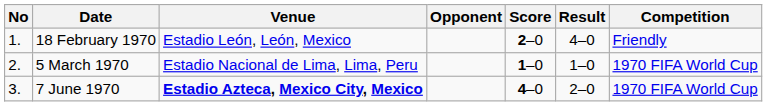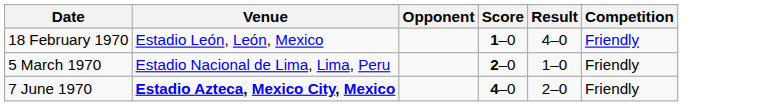- column: (18, 16)
(530, 40) 2–0 -> (503, 40) 1–0
(530, 64) 1–0 -> (503, 64) 2–0
(685, 64) 1970 FIFA World Cup -> (612, 64) Friendly
(685, 88) 1970 FIFA World Cup -> (612, 88) Friendly
